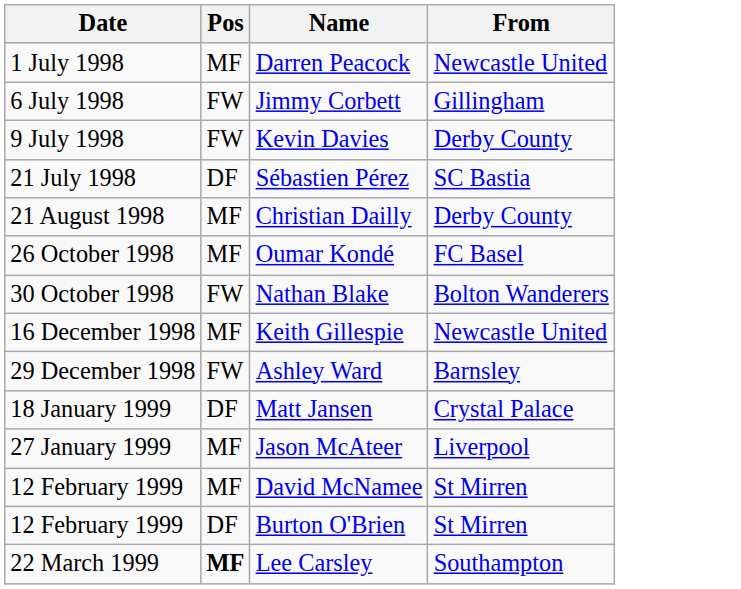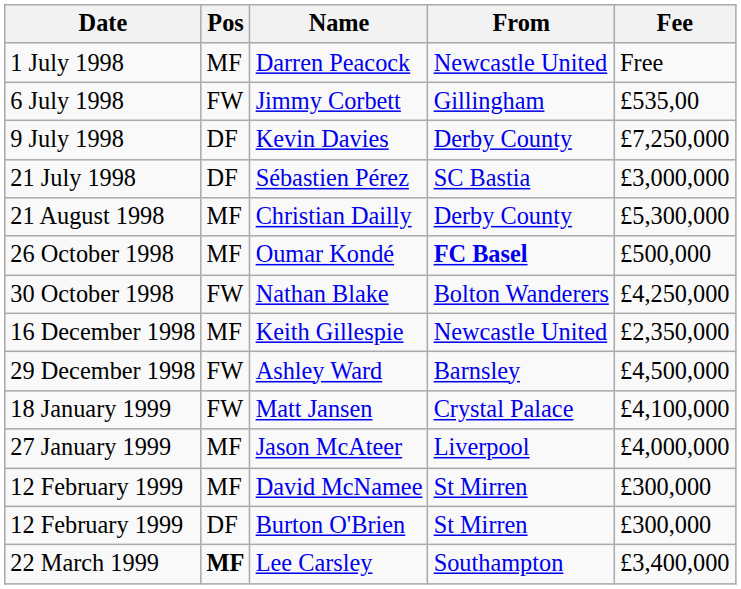+ column: (675, 23)
(225, 139) FW -> (222, 139) DF
(479, 255) normal -> (481, 255) bold
(222, 409) DF -> (225, 409) FW
